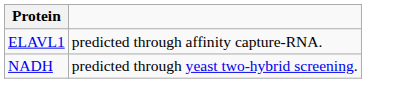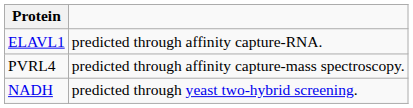+ row: (32, 66)
